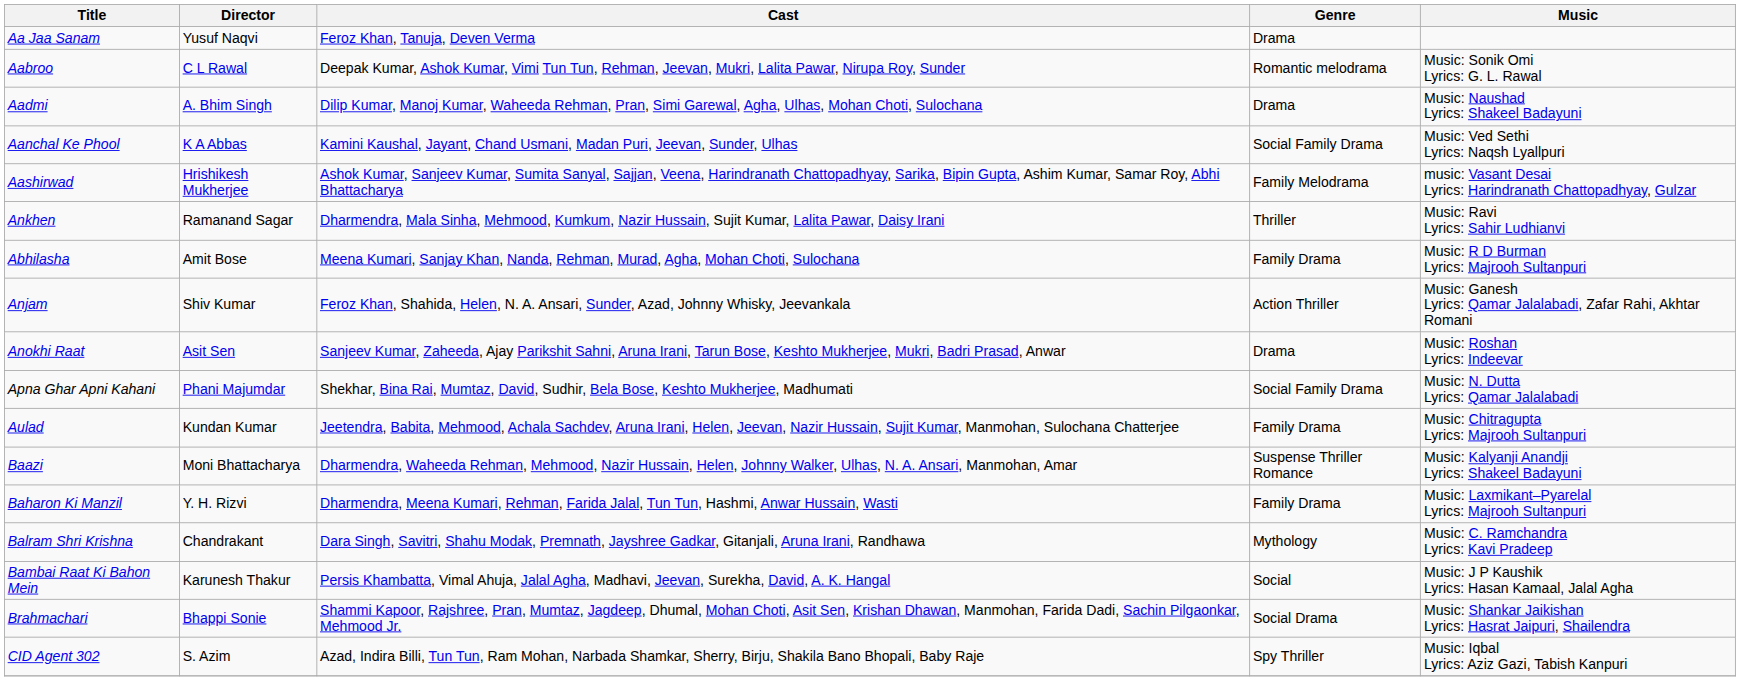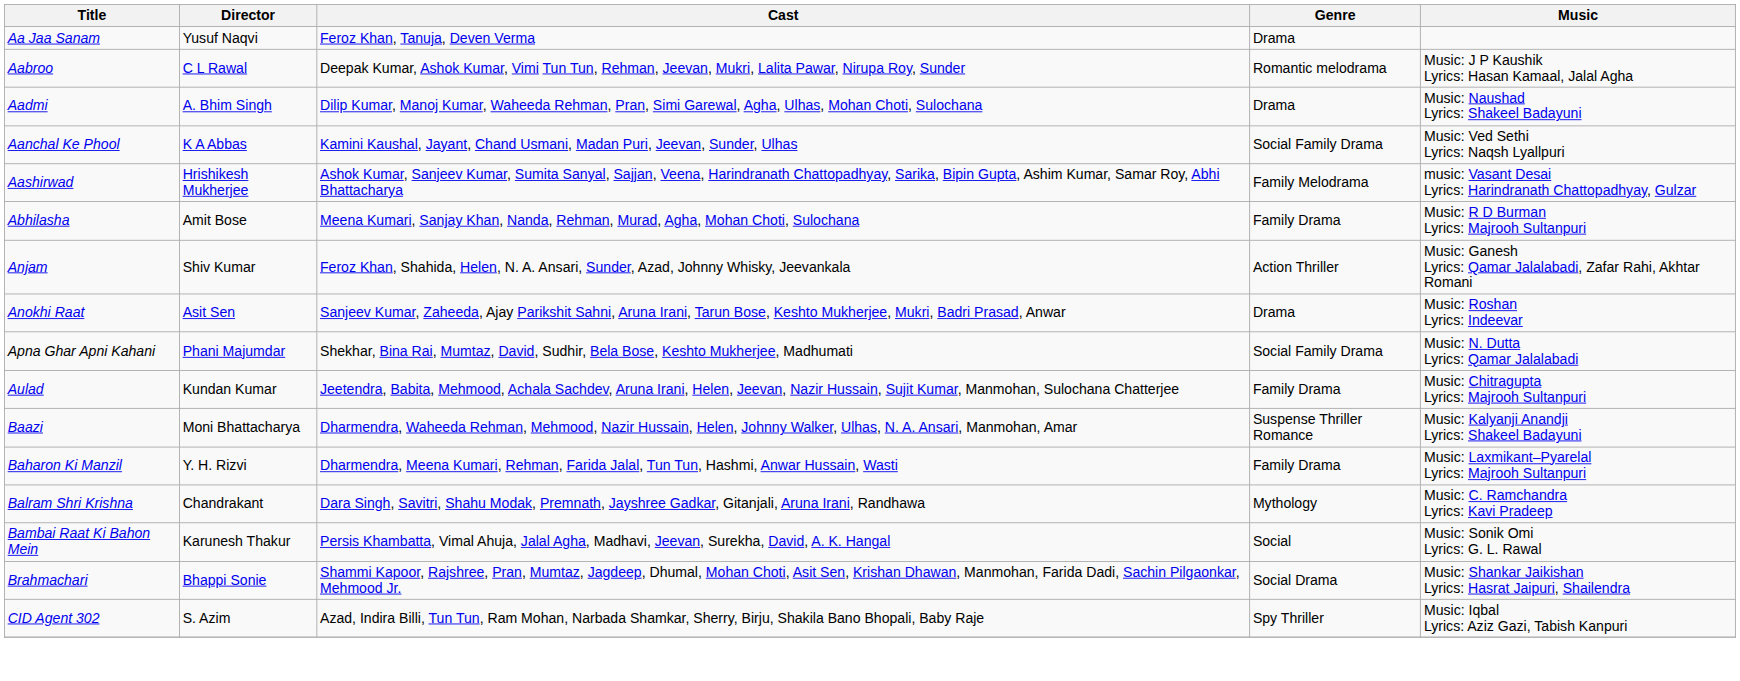(1483, 68) Music: Sonik Omi Lyrics: G. L. Rawal -> (1529, 68) Music: J P Kaushik Lyrics: Hasan Kamaal, Jalal Agha
- row: (32, 220)
(1529, 580) Music: J P Kaushik Lyrics: Hasan Kamaal, Jalal Agha -> (1483, 542) Music: Sonik Omi Lyrics: G. L. Rawal
